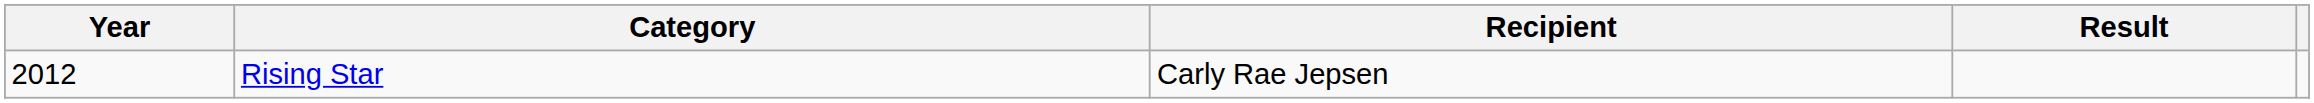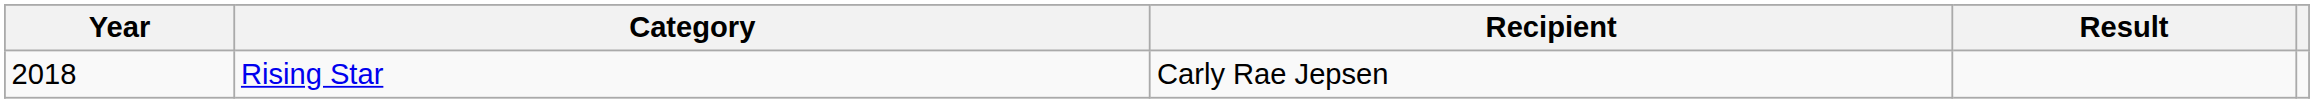(44, 73) 2012 -> (44, 73) 2018
